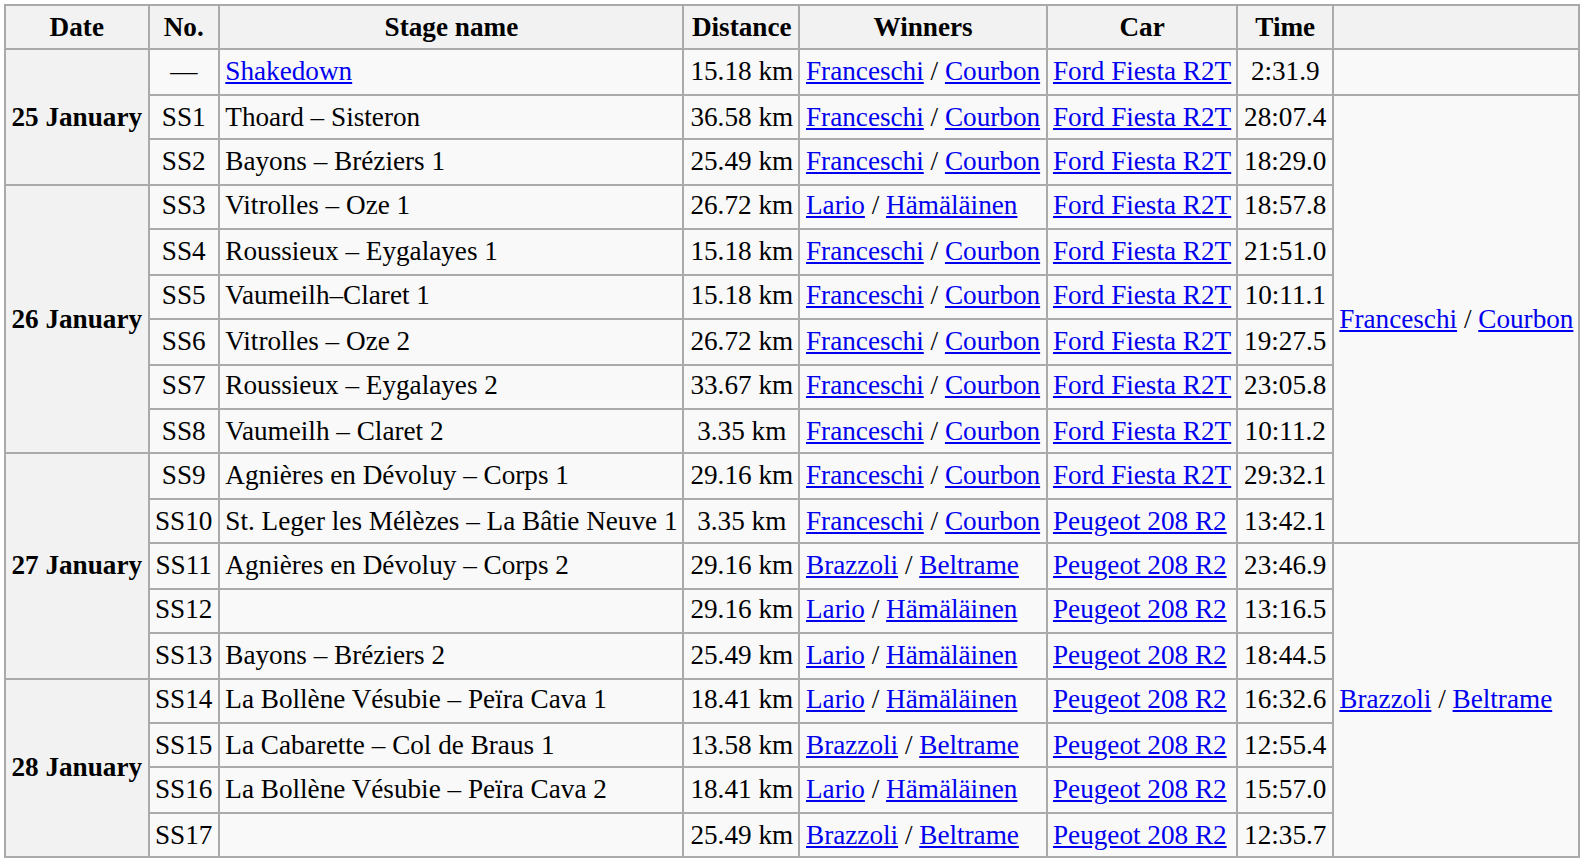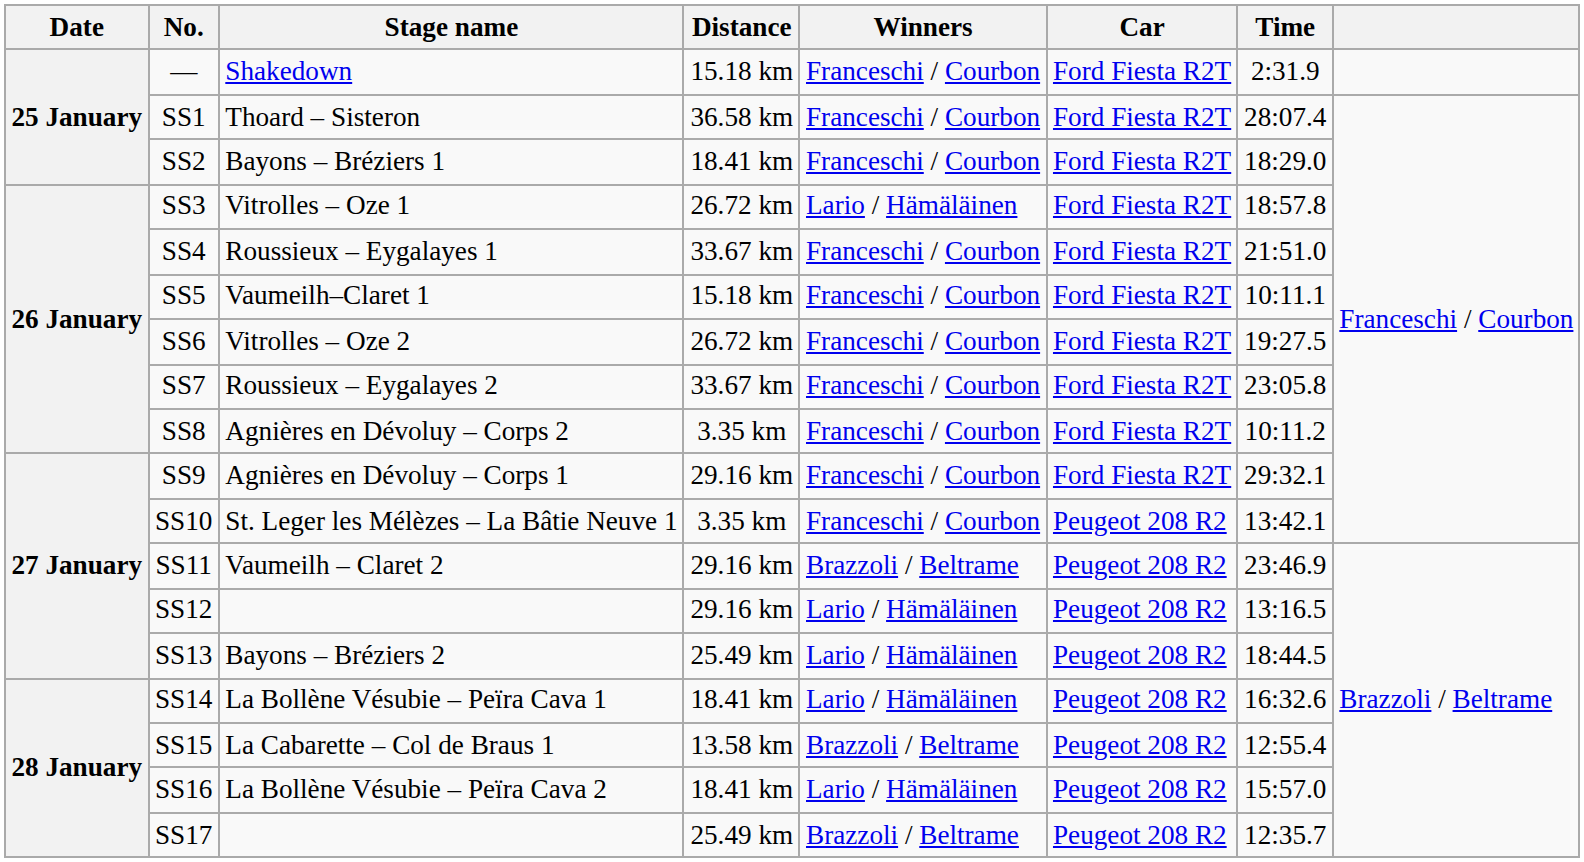(742, 161) 25.49 km -> (742, 161) 18.41 km
(742, 250) 15.18 km -> (742, 250) 33.67 km
(334, 430) Vaumeilh – Claret 2 -> (397, 430) Agnières en Dévoluy – Corps 2
(397, 565) Agnières en Dévoluy – Corps 2 -> (334, 565) Vaumeilh – Claret 2
